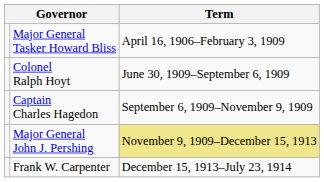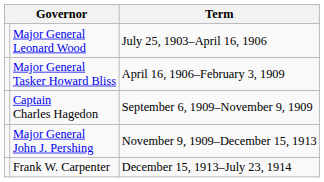+ row: (49, 40)
- row: (41, 74)
(219, 140) khaki background -> (219, 140) no background
